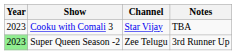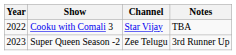(16, 27) 2023 -> (16, 27) 2022
(16, 42) lightgreen background -> (16, 42) no background
